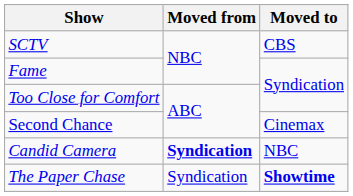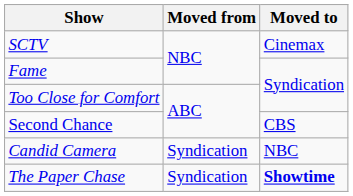(280, 44) CBS -> (294, 44) Cinemax
(294, 124) Cinemax -> (280, 124) CBS
(210, 151) bold -> (207, 151) normal
